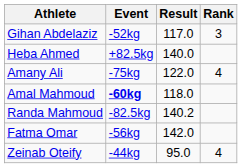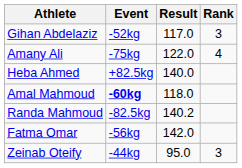rows swapped: (43, 53) <-> (35, 73)
(218, 152) 4 -> (218, 152) 3
